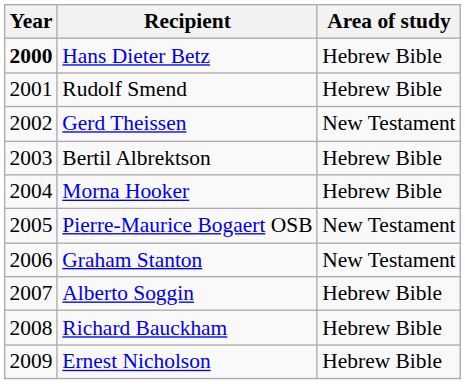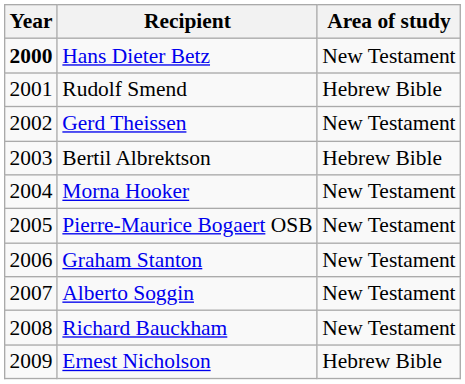(382, 55) Hebrew Bible -> (389, 55) New Testament
(382, 191) Hebrew Bible -> (389, 191) New Testament
(382, 293) Hebrew Bible -> (389, 293) New Testament
(382, 327) Hebrew Bible -> (389, 327) New Testament
